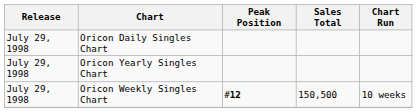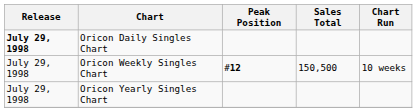(29, 43) normal -> (29, 43) bold
rows swapped: (138, 94) <-> (138, 69)
